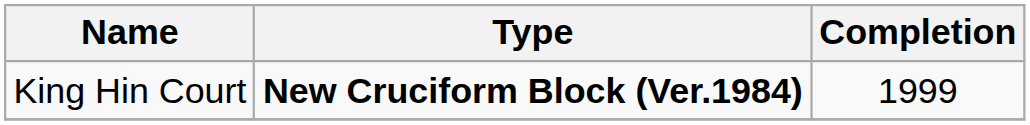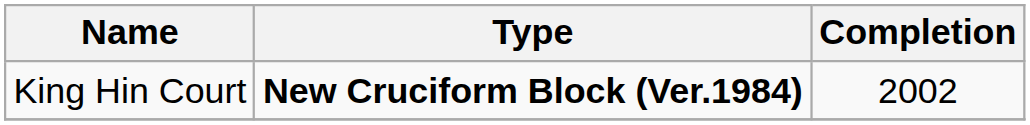(918, 89) 1999 -> (918, 89) 2002
